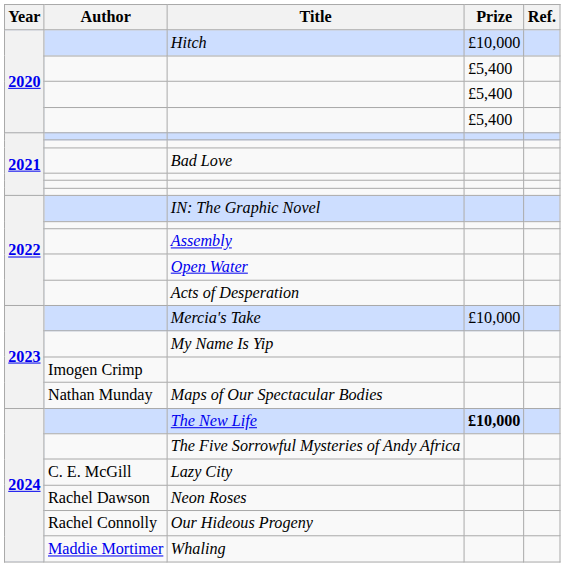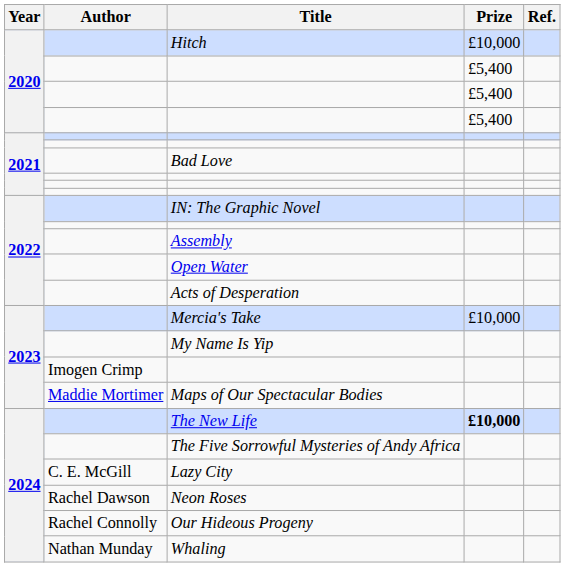(100, 395) Nathan Munday -> (106, 395) Maddie Mortimer
(106, 548) Maddie Mortimer -> (100, 548) Nathan Munday
